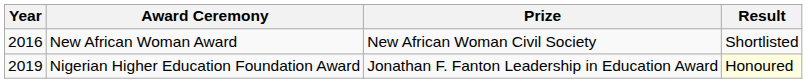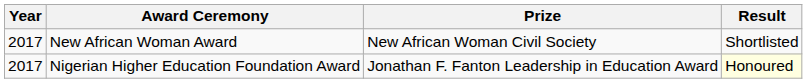(25, 41) 2016 -> (25, 41) 2017
(25, 66) 2019 -> (25, 66) 2017
